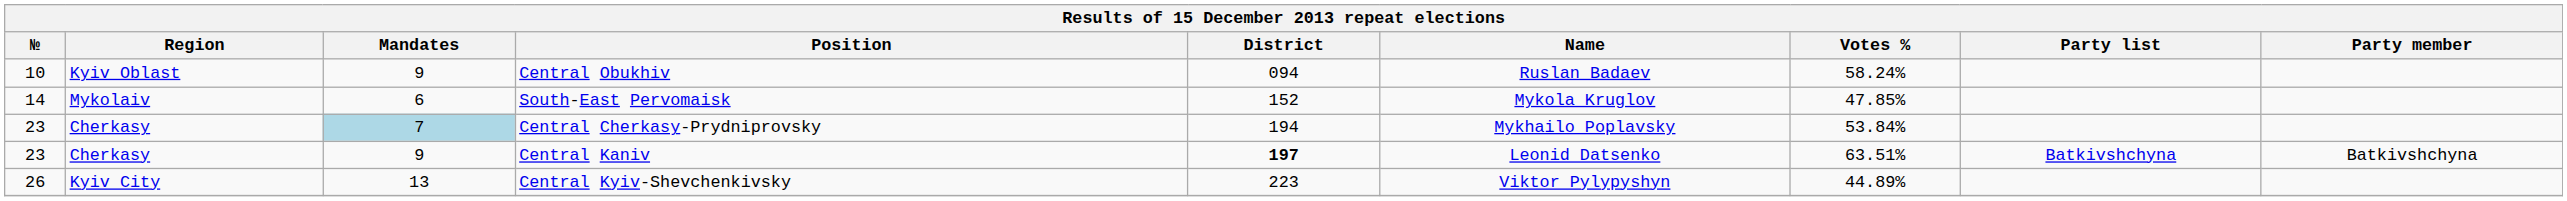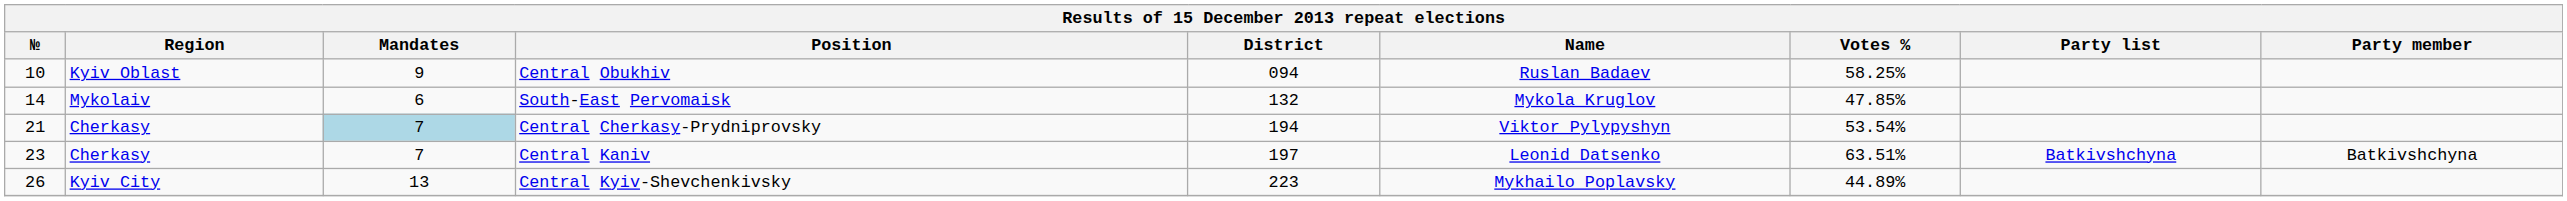(1875, 73) 58.24% -> (1875, 73) 58.25%
(1284, 100) 152 -> (1284, 100) 132
(35, 128) 23 -> (35, 128) 21
(1585, 128) Mykhailo Poplavsky -> (1585, 128) Viktor Pylypyshyn
(1875, 128) 53.84% -> (1875, 128) 53.54%
(419, 155) 9 -> (419, 155) 7
(1284, 155) bold -> (1284, 155) normal
(1585, 182) Viktor Pylypyshyn -> (1585, 182) Mykhailo Poplavsky
